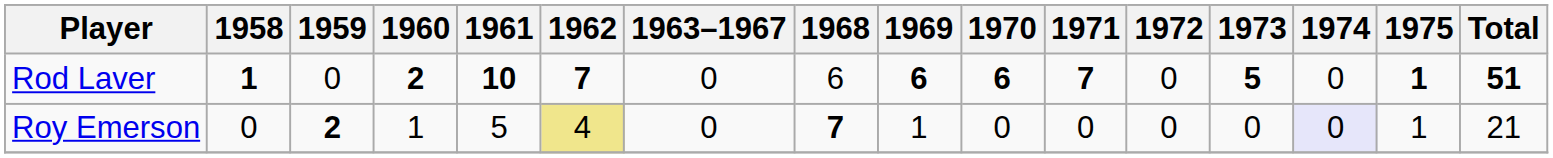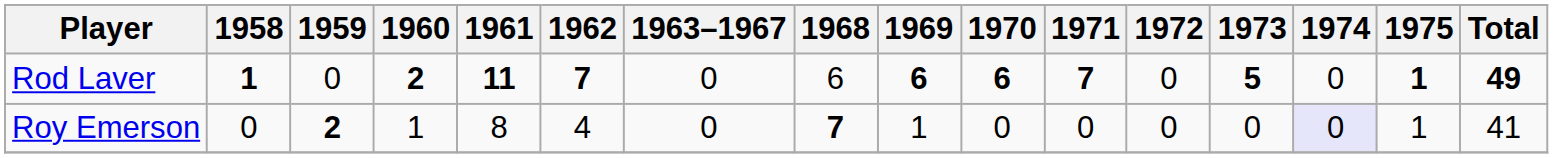(499, 78) 10 -> (499, 78) 11
(1504, 78) 51 -> (1504, 78) 49
(499, 127) 5 -> (499, 127) 8
(582, 127) khaki background -> (582, 127) no background
(1504, 127) 21 -> (1504, 127) 41
